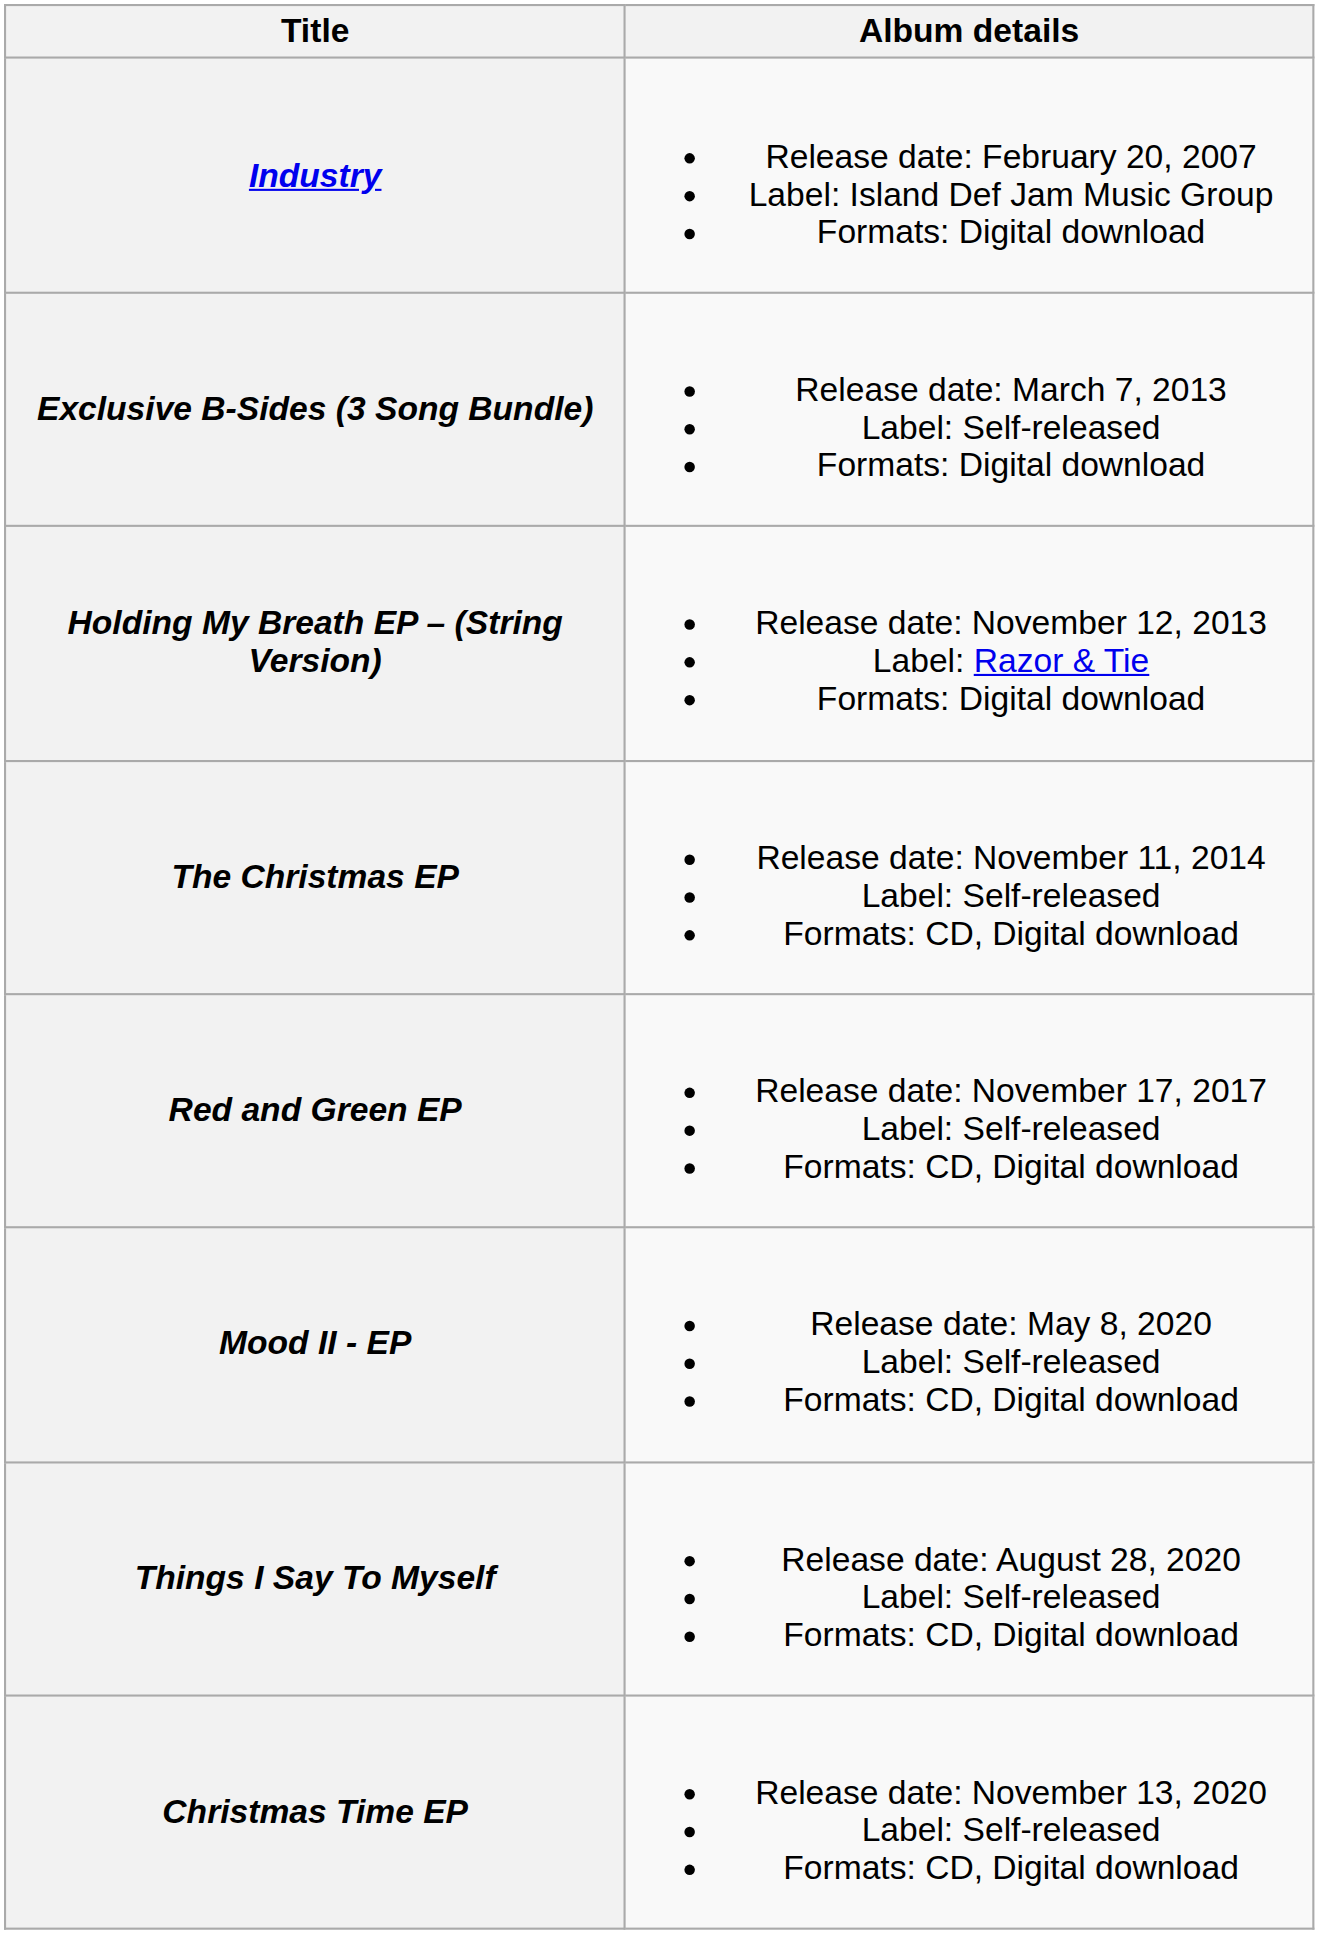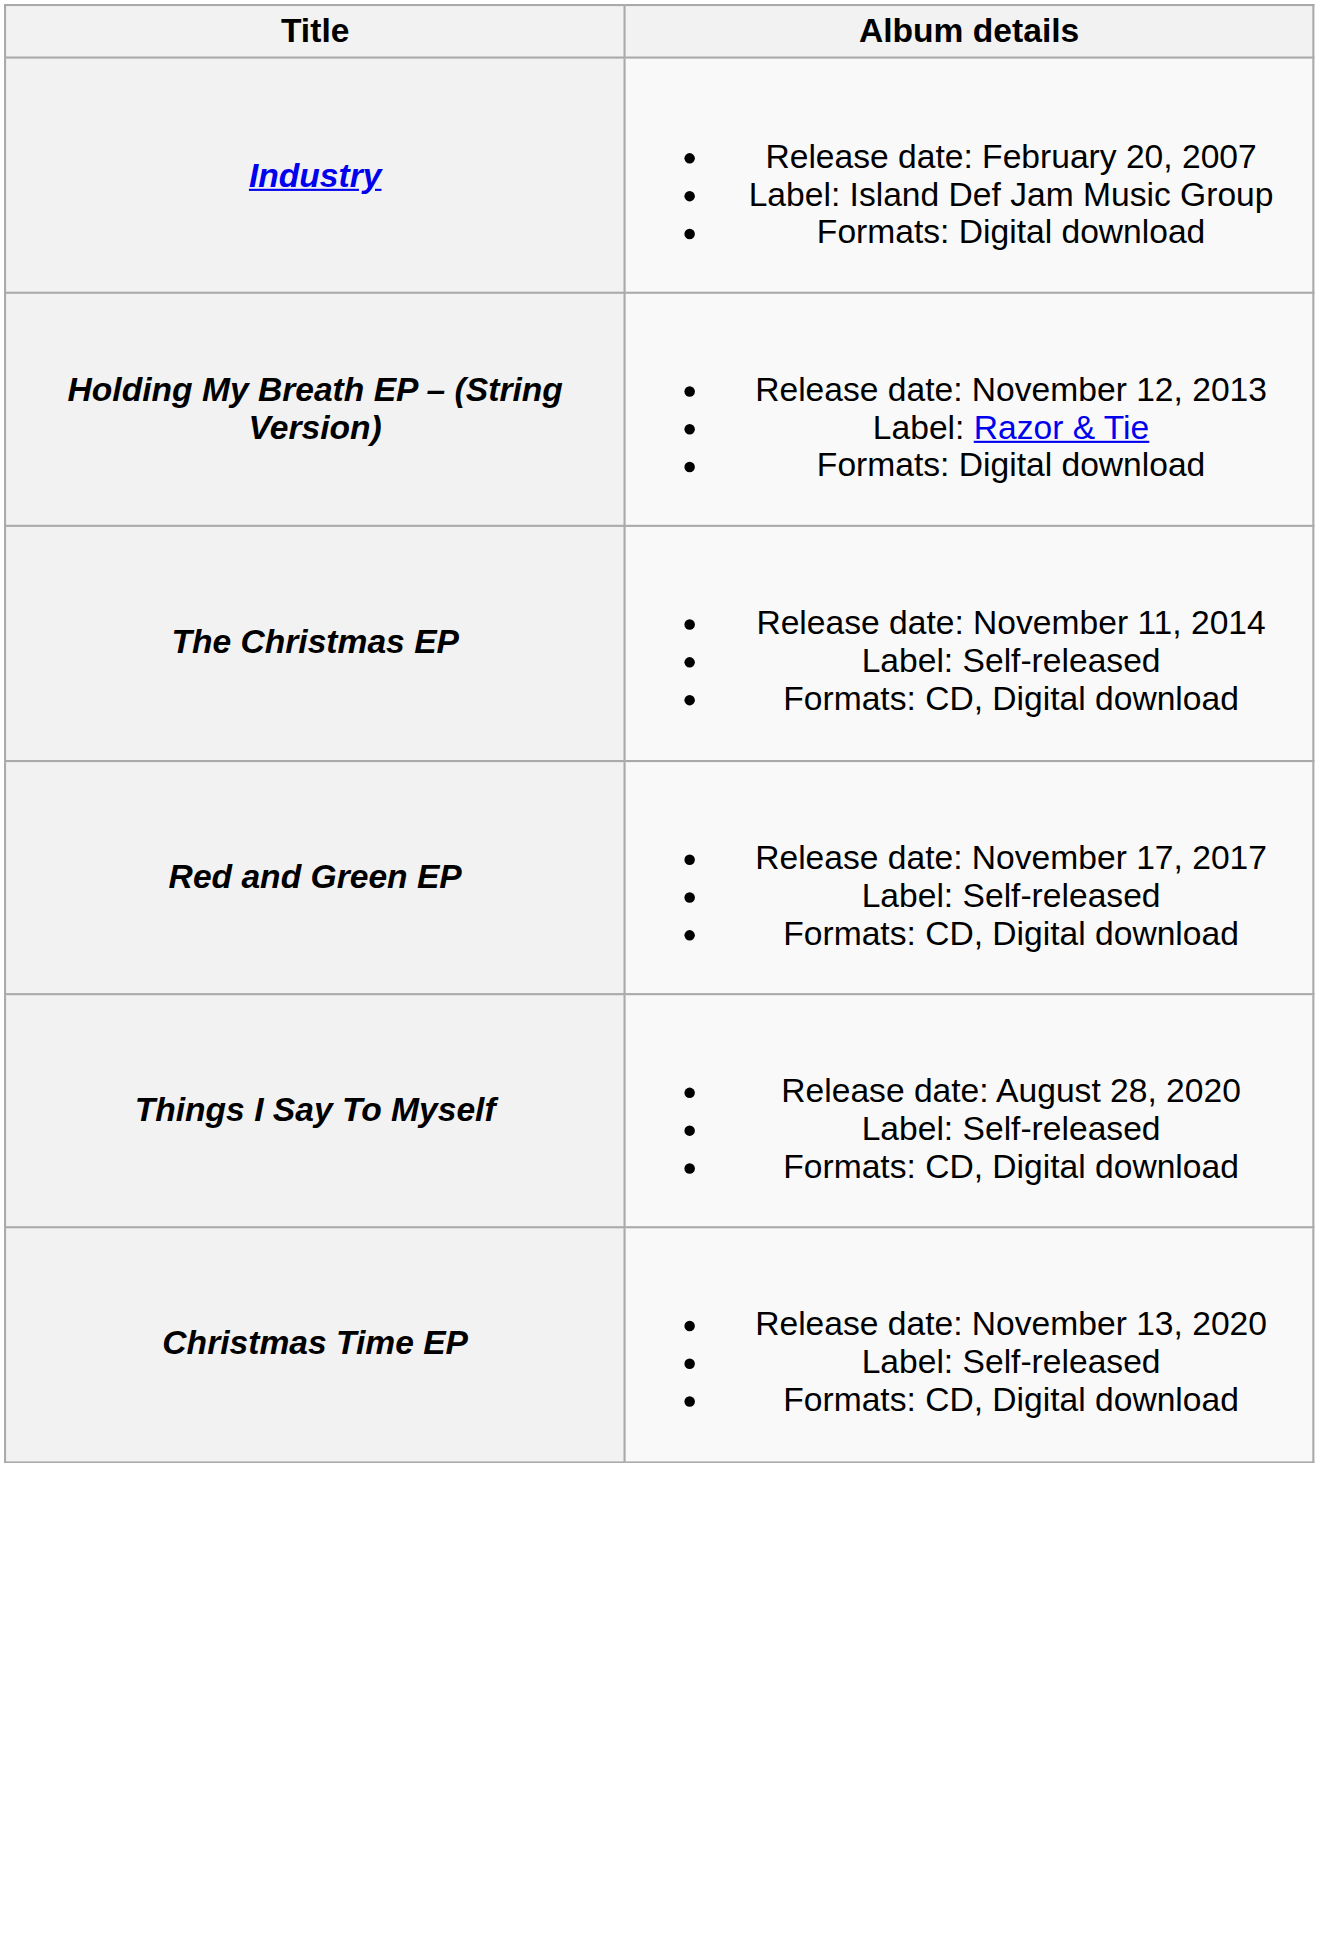- row: (315, 408)
- row: (315, 1344)
